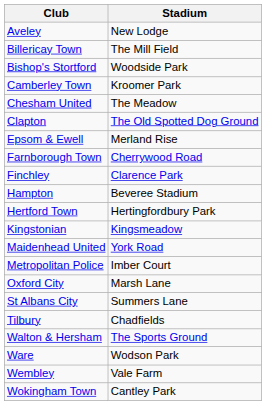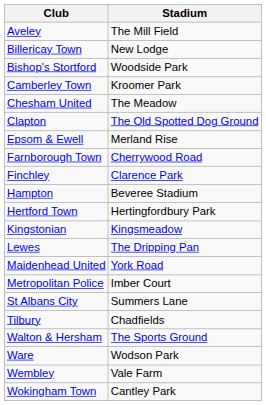(139, 31) New Lodge -> (145, 31) The Mill Field
(145, 49) The Mill Field -> (139, 49) New Lodge
+ row: (23, 247)
- row: (35, 283)
